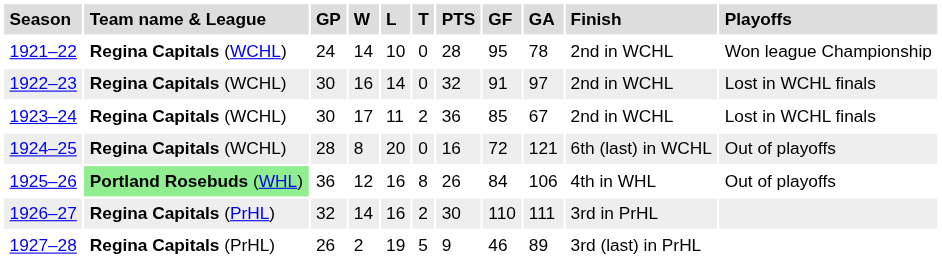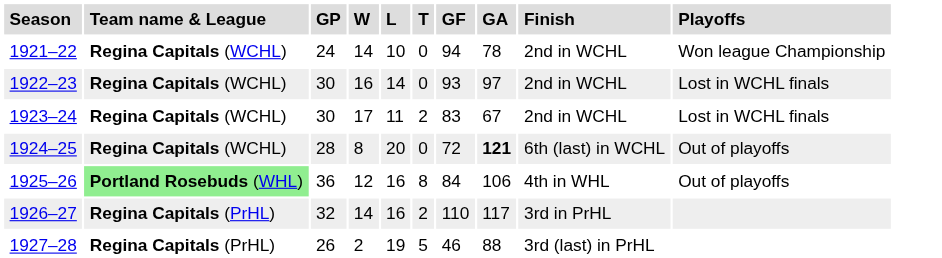- column: (459, 19)
(498, 51) 95 -> (451, 51) 94
(498, 84) 91 -> (451, 84) 93
(498, 116) 85 -> (451, 116) 83
(543, 148) normal -> (497, 148) bold
(542, 213) 111 -> (496, 213) 117
(538, 246) 89 -> (492, 246) 88
